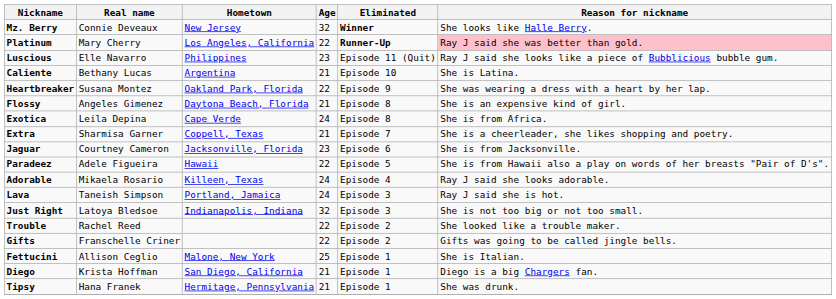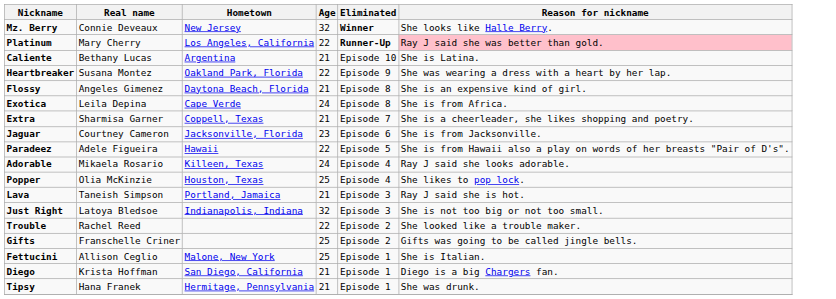- row: (29, 58)
+ row: (23, 180)
(324, 195) 24 -> (324, 195) 21
(324, 241) 22 -> (324, 241) 25
